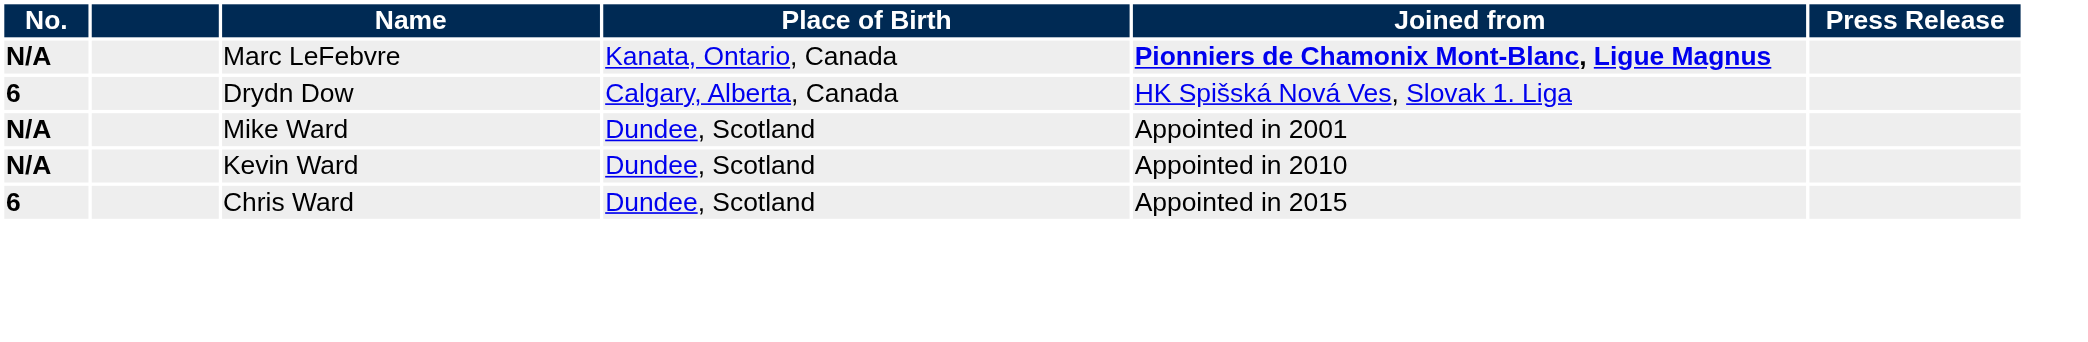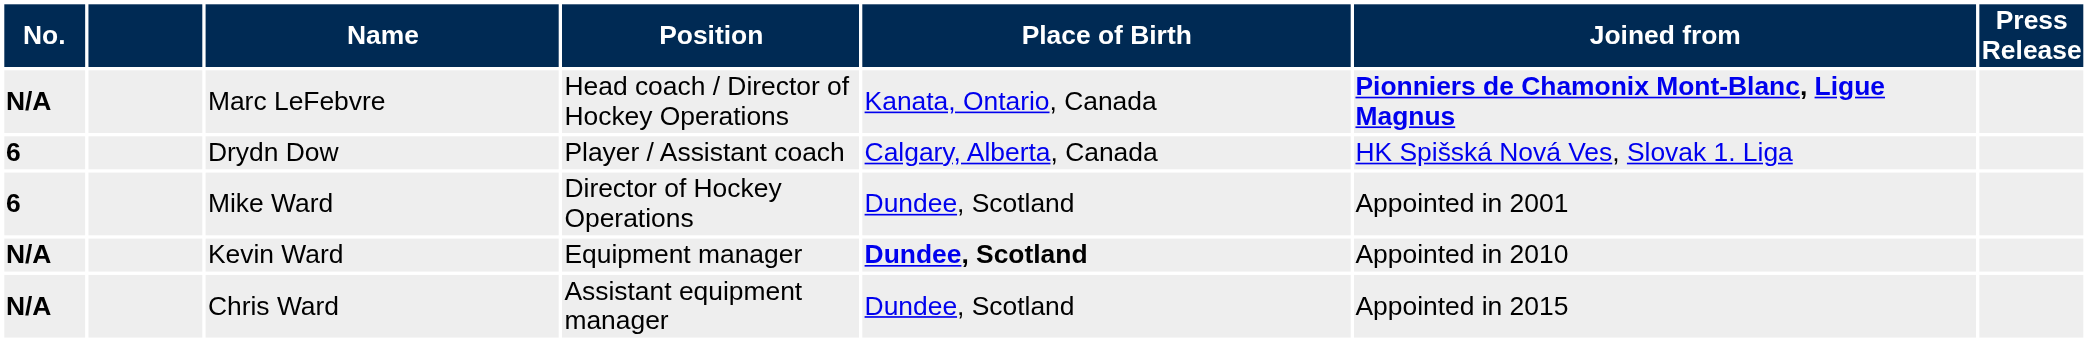+ column: (711, 35)
(29, 129) N/A -> (13, 203) 6
(710, 165) normal -> (976, 254) bold
(13, 201) 6 -> (29, 305) N/A
